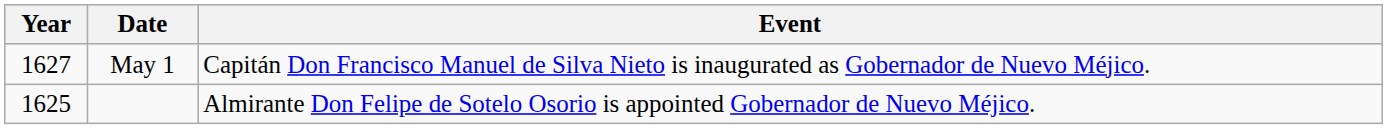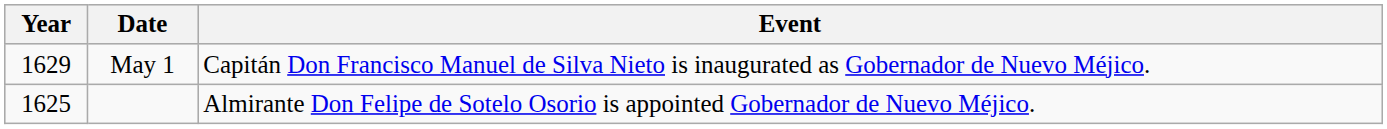(46, 63) 1627 -> (46, 63) 1629
